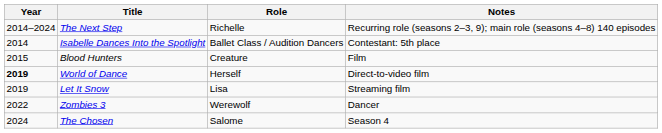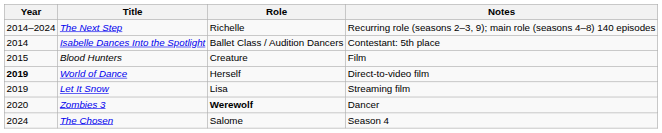(17, 105) 2022 -> (17, 105) 2020
(230, 105) normal -> (231, 105) bold
